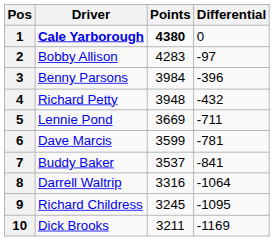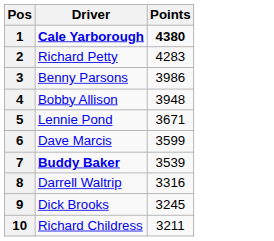- column: (231, 15)
(78, 57) Bobby Allison -> (78, 57) Richard Petty
(170, 78) 3984 -> (170, 78) 3986
(78, 99) Richard Petty -> (78, 99) Bobby Allison
(170, 120) 3669 -> (170, 120) 3671
(76, 162) normal -> (79, 162) bold
(170, 162) 3537 -> (170, 162) 3539
(90, 204) Richard Childress -> (73, 204) Dick Brooks
(73, 225) Dick Brooks -> (90, 225) Richard Childress
